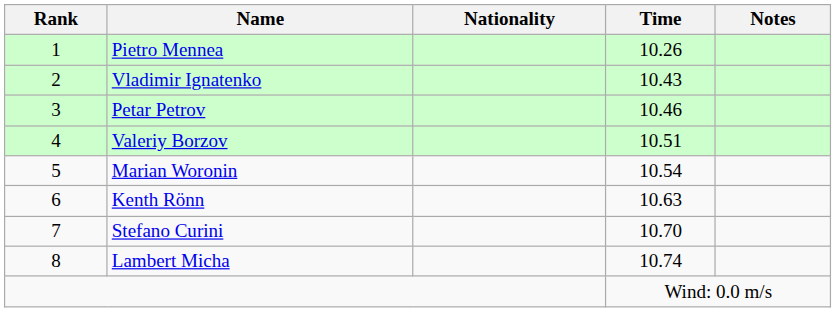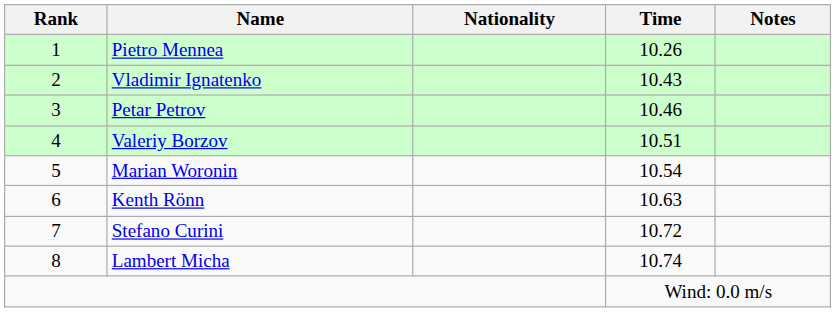(661, 230) 10.70 -> (661, 230) 10.72
